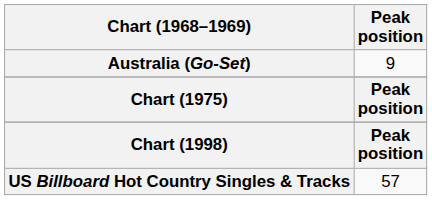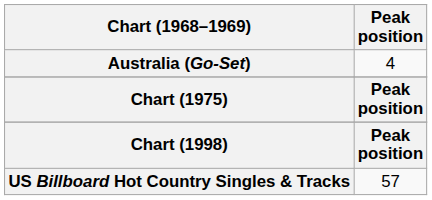(390, 63) 9 -> (390, 63) 4
